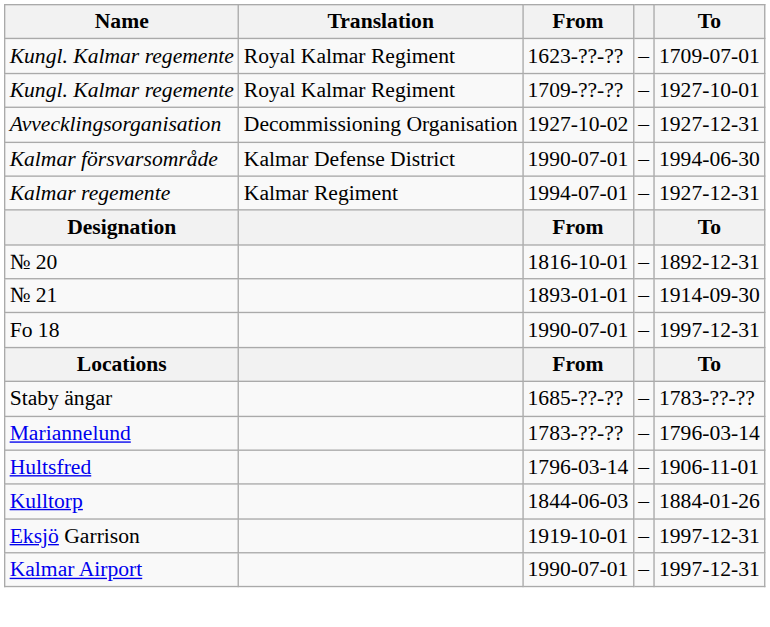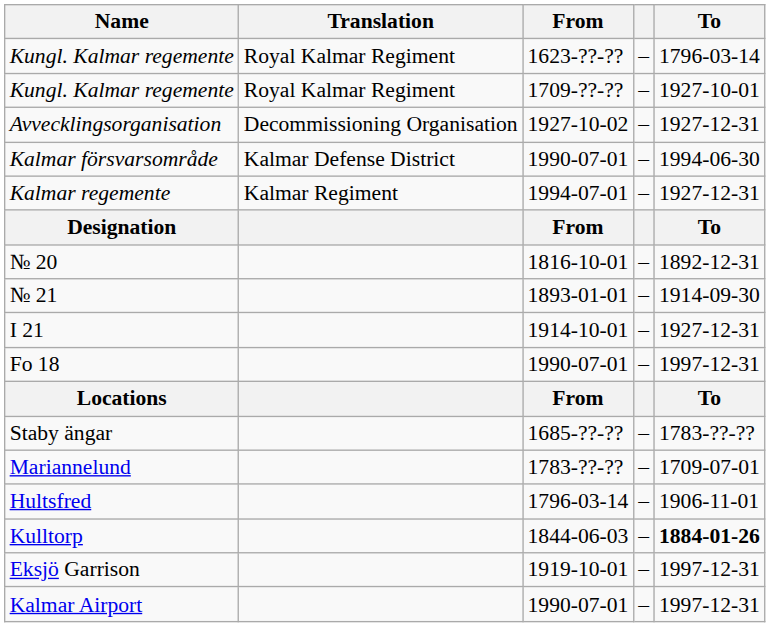(709, 55) 1709-07-01 -> (709, 55) 1796-03-14
+ row: (27, 329)
(709, 432) 1796-03-14 -> (709, 466) 1709-07-01
(709, 501) normal -> (709, 535) bold
